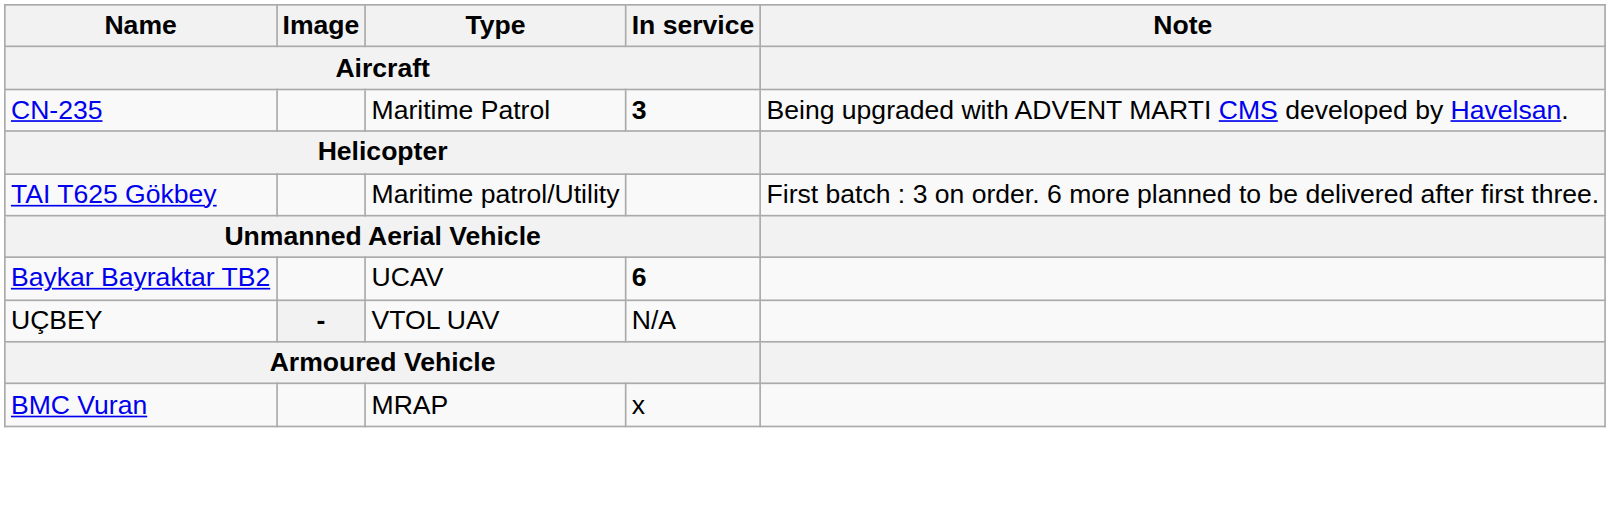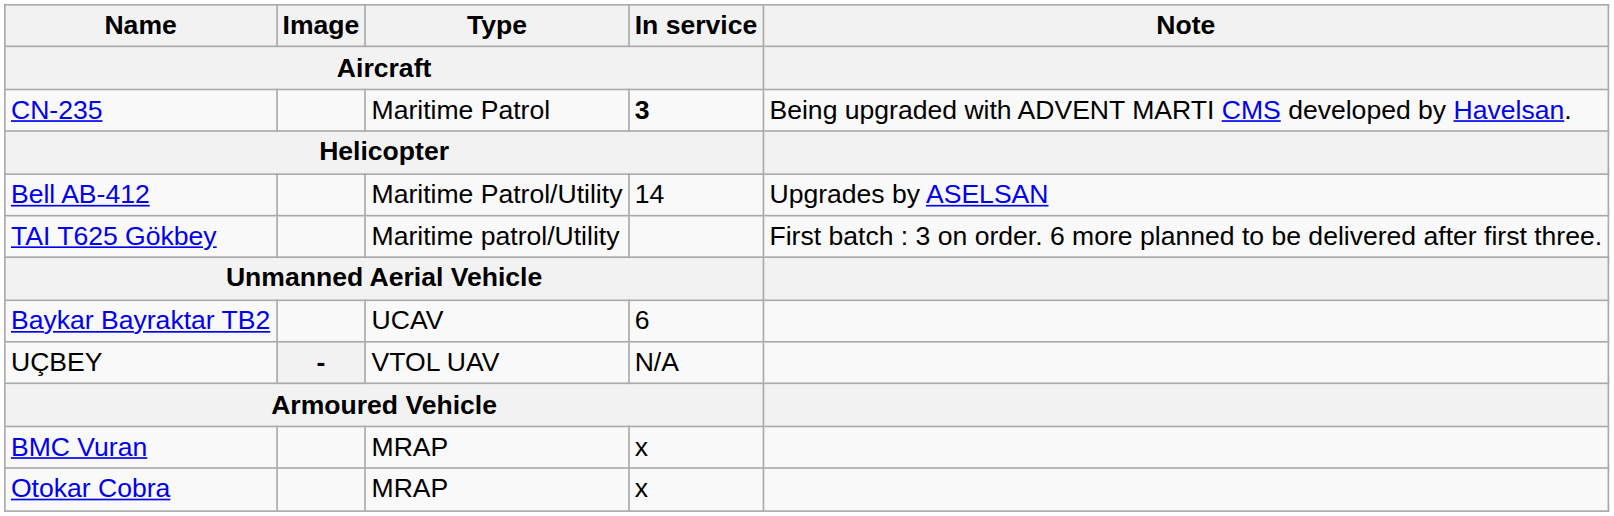+ row: (80, 194)
(639, 278) bold -> (642, 320) normal
+ row: (91, 488)
